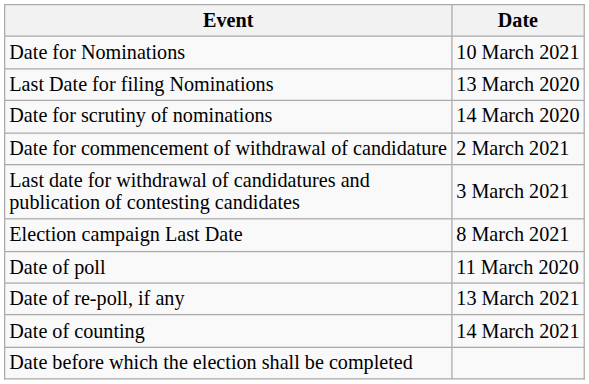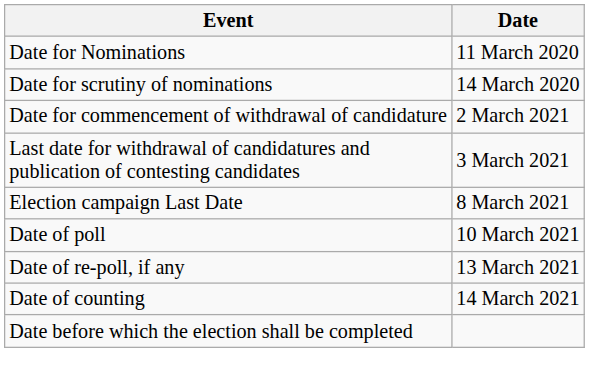(518, 52) 10 March 2021 -> (518, 52) 11 March 2020
- row: (141, 84)
(518, 266) 11 March 2020 -> (518, 235) 10 March 2021
